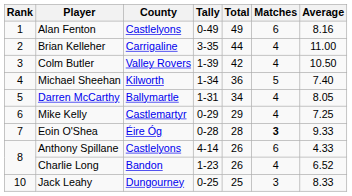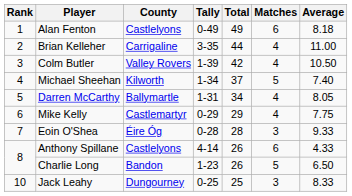(323, 30) 8.16 -> (323, 30) 8.18
(237, 81) 36 -> (237, 81) 37
(323, 115) 7.25 -> (323, 115) 7.75
(276, 132) bold -> (276, 132) normal
(276, 166) 4 -> (276, 166) 5
(323, 166) 6.52 -> (323, 166) 6.50
